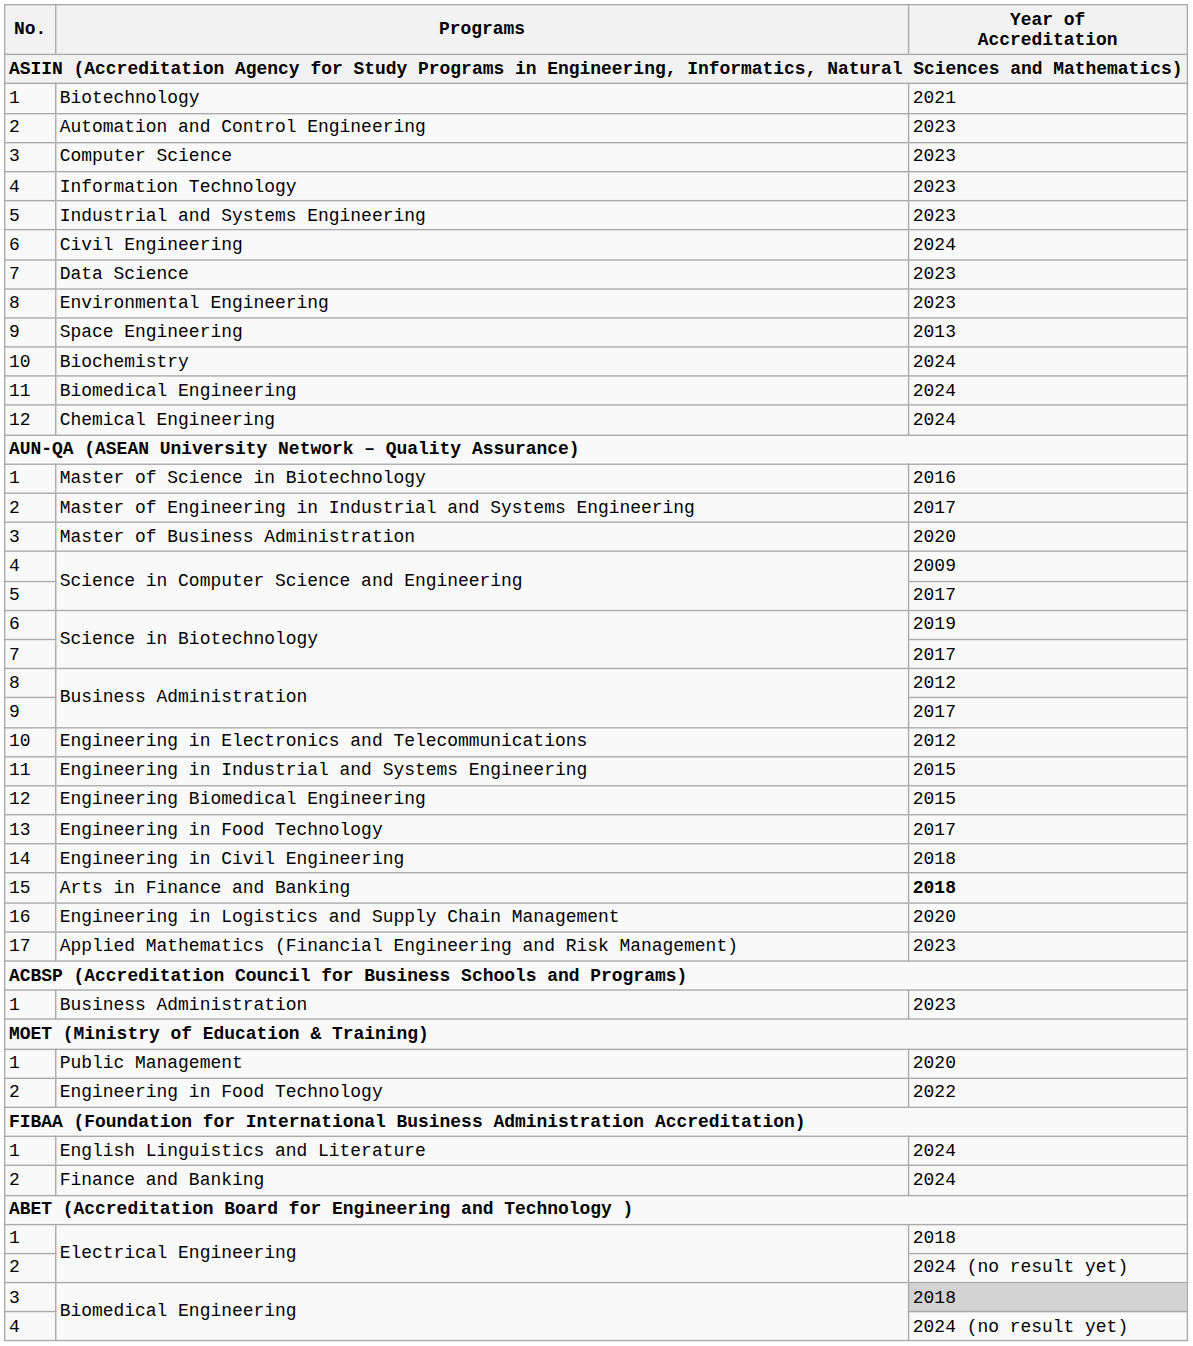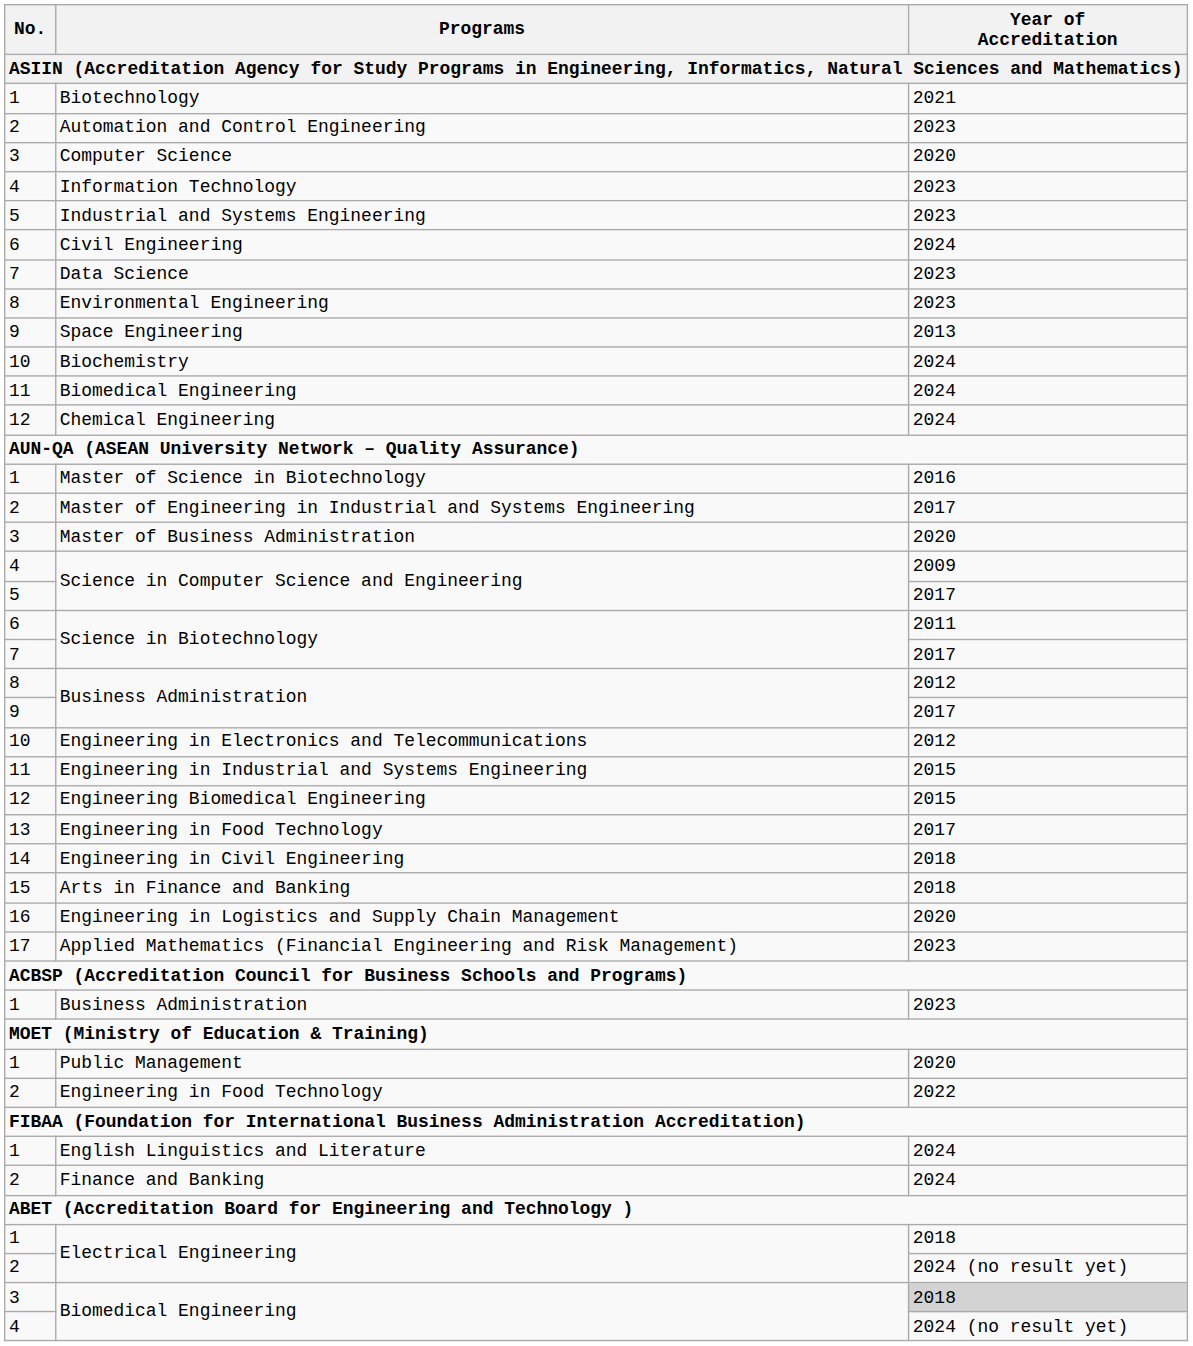(934, 157) 2023 -> (934, 157) 2020
(934, 625) 2019 -> (934, 625) 2011
(934, 888) bold -> (934, 888) normal
